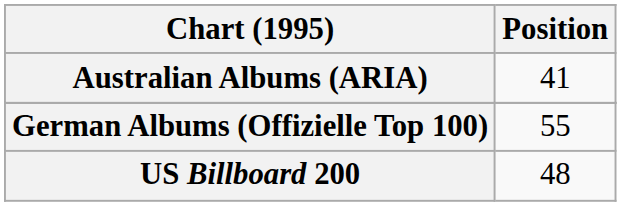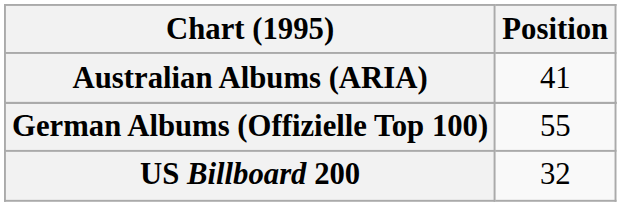(555, 175) 48 -> (555, 175) 32
